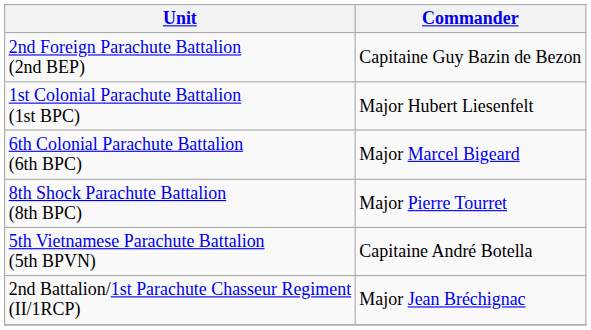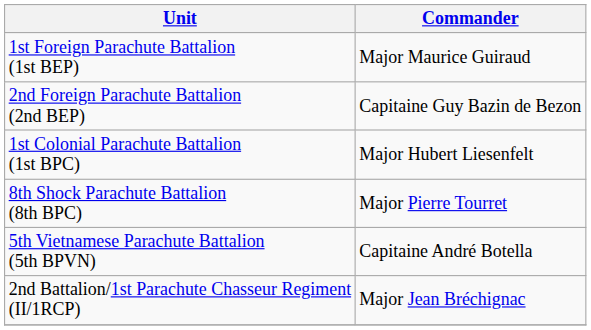+ row: (122, 57)
- row: (126, 154)
